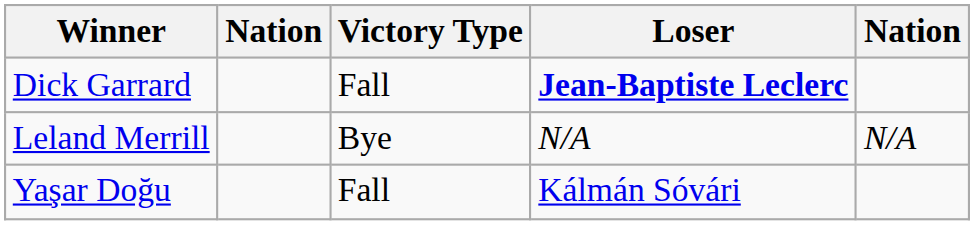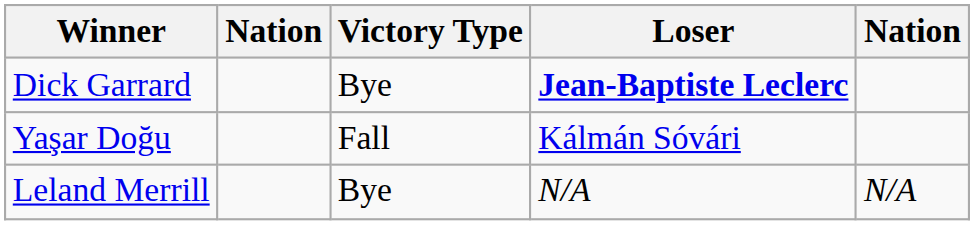(364, 84) Fall -> (365, 84) Bye
rows swapped: (92, 191) <-> (111, 137)
